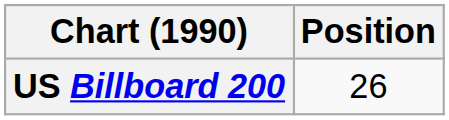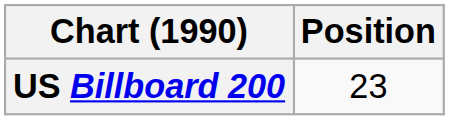(368, 85) 26 -> (368, 85) 23
